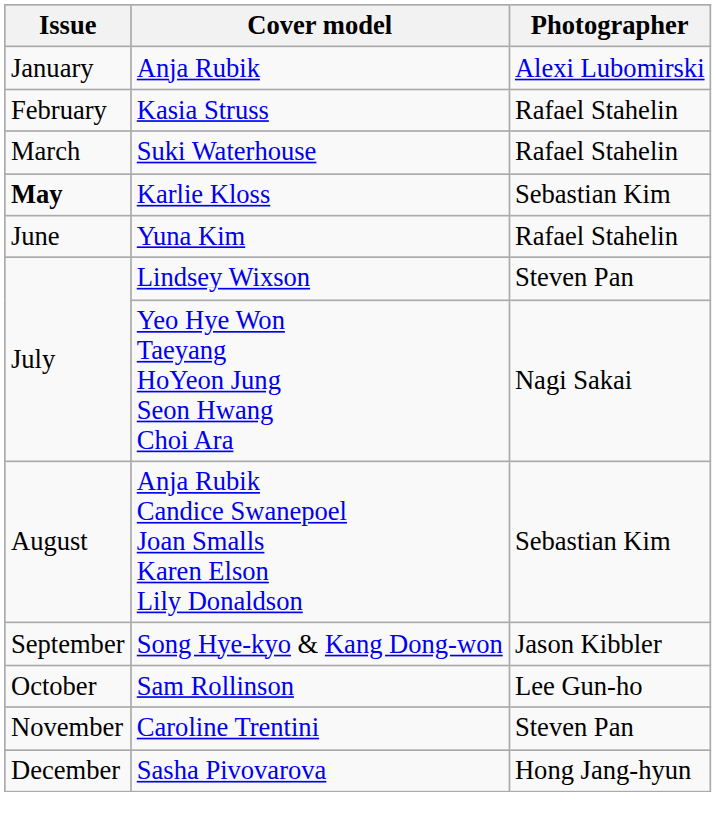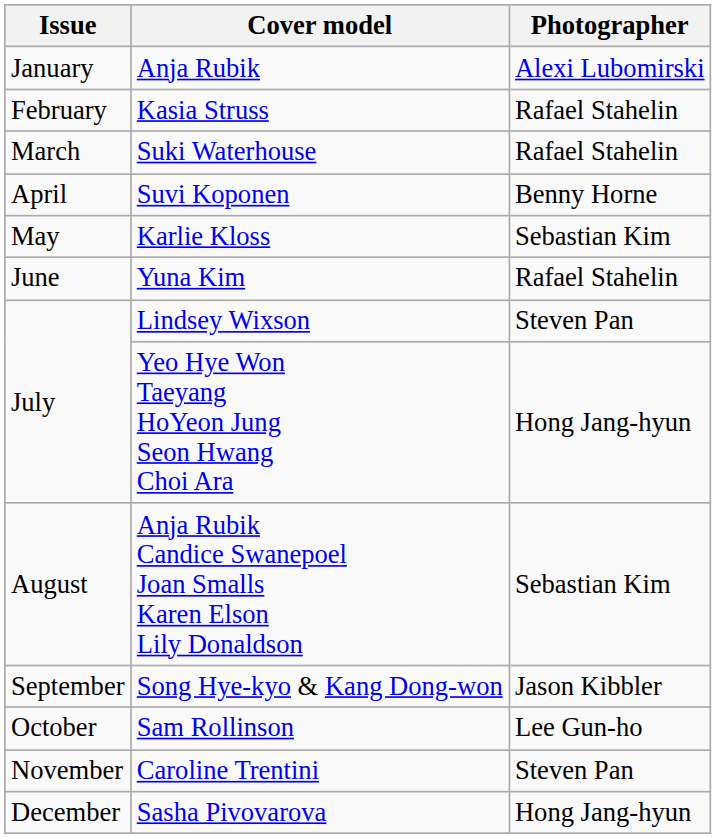+ row: (213, 194)
(37, 194) bold -> (35, 236) normal
(574, 380) Nagi Sakai -> (603, 422) Hong Jang-hyun
